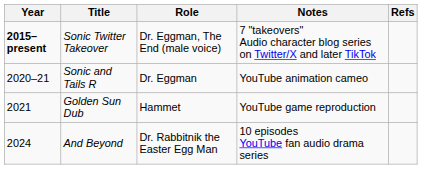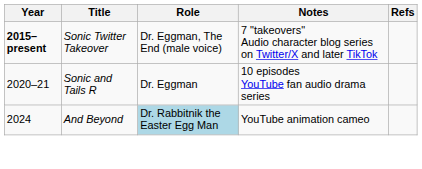(304, 78) YouTube animation cameo -> (303, 84) 10 episodes YouTube fan audio drama series
- row: (92, 107)
(180, 143) no background -> (180, 119) lightblue background
(302, 143) 10 episodes YouTube fan audio drama series -> (305, 119) YouTube animation cameo
